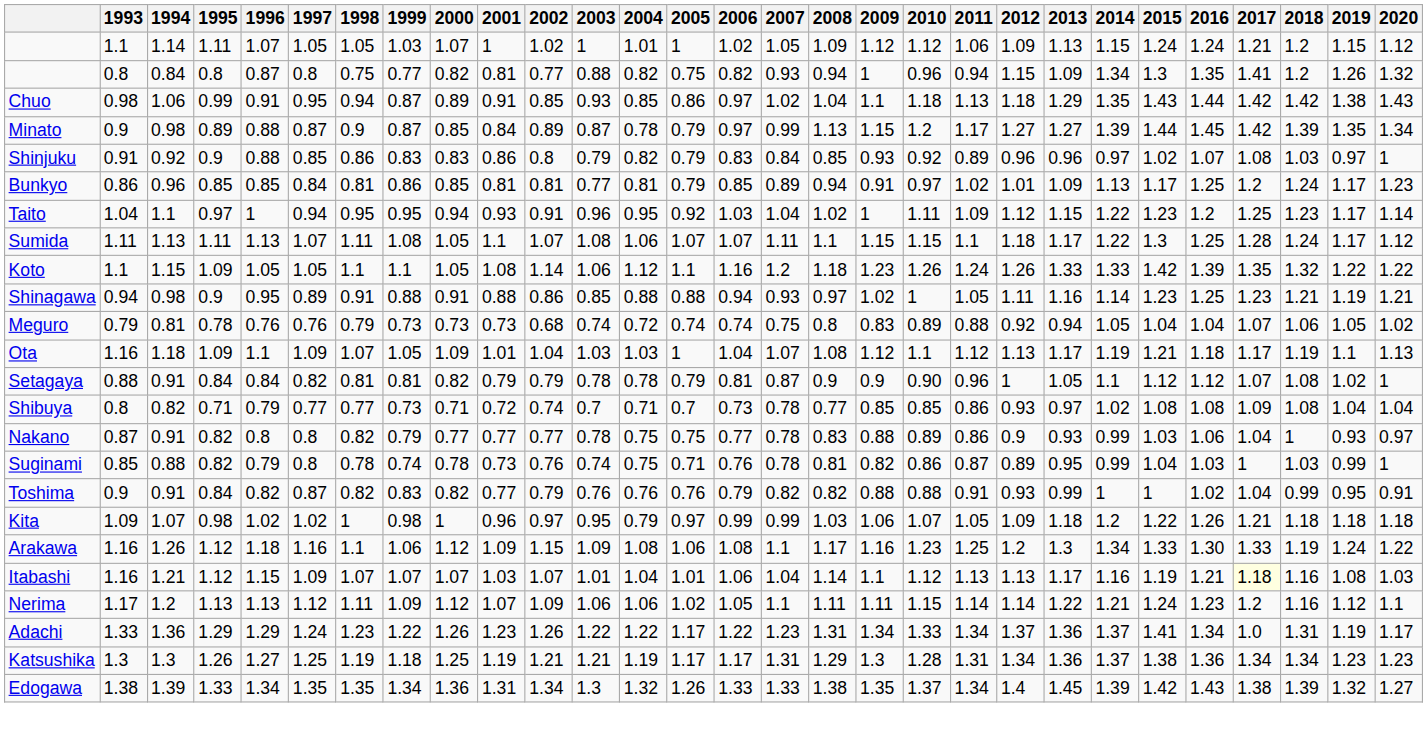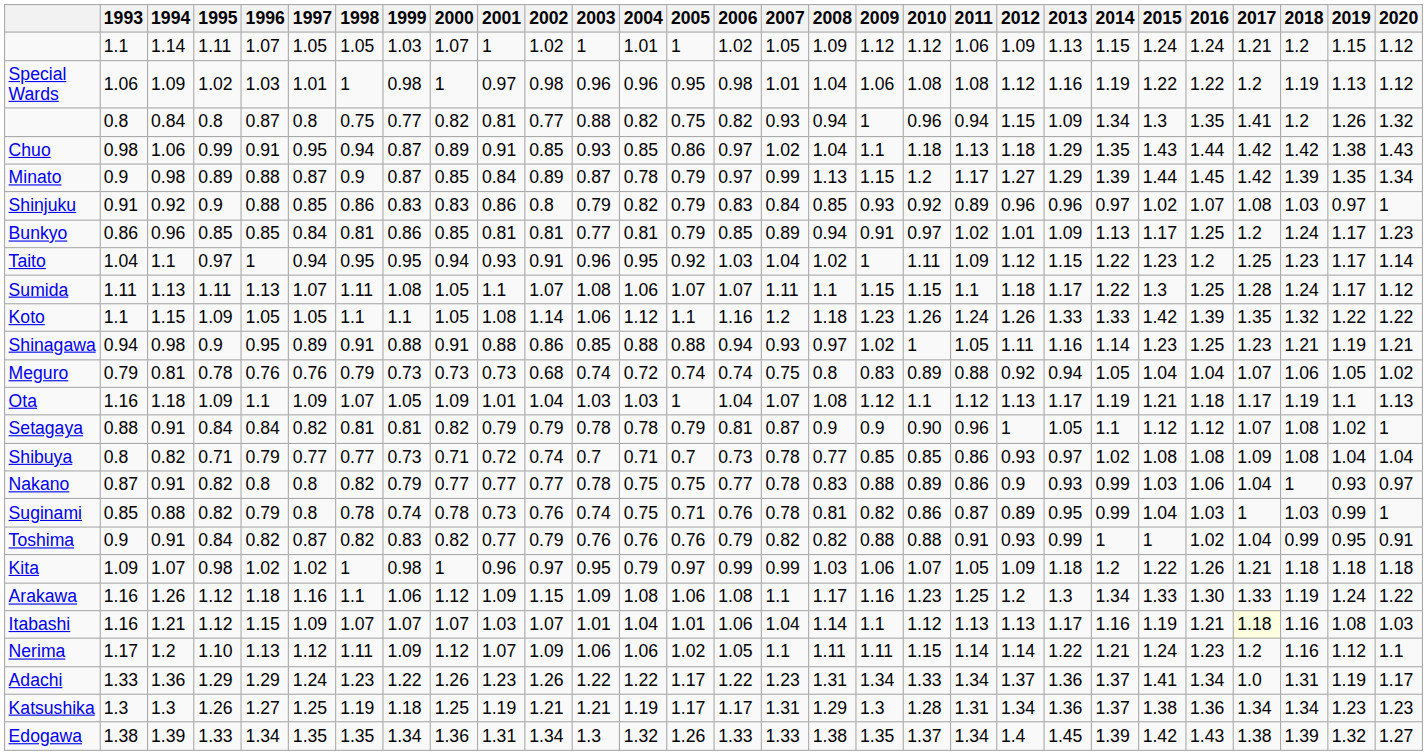+ row: (37, 84)
(1065, 130) 1.27 -> (1065, 177) 1.29
(215, 604) 1.13 -> (215, 652) 1.10
